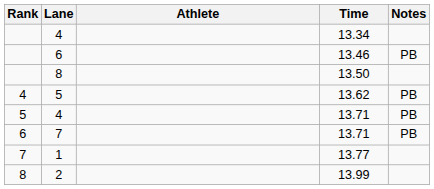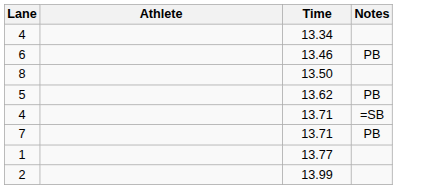- column: (23, 14)
(409, 114) PB -> (372, 114) =SB
